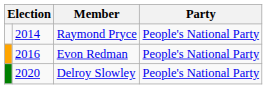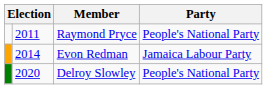(28, 34) 2014 -> (27, 34) 2011
(28, 53) 2016 -> (28, 53) 2014
(201, 53) People's National Party -> (197, 53) Jamaica Labour Party
